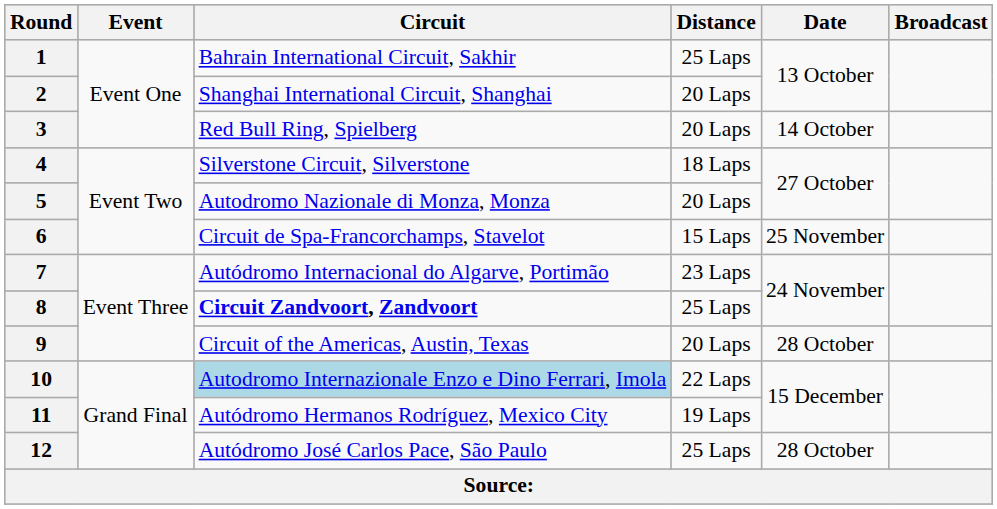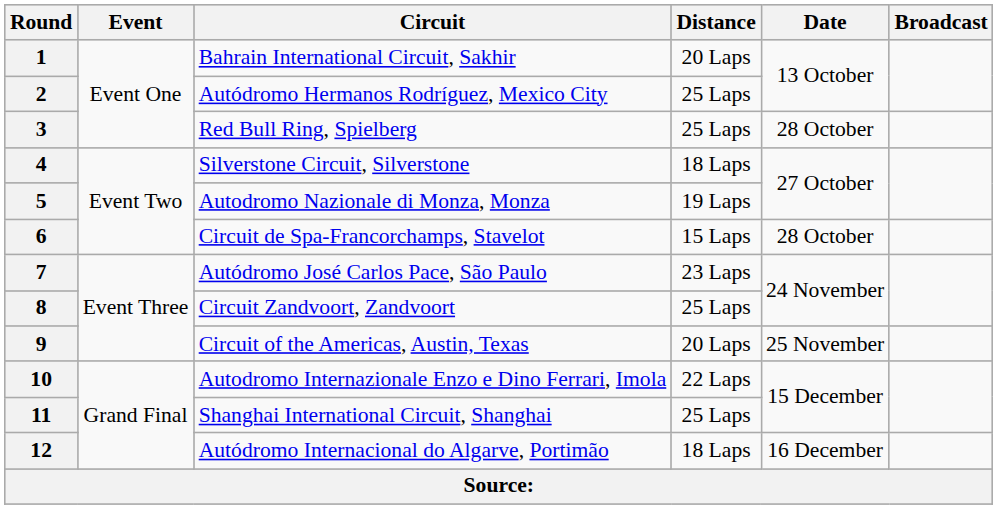(716, 57) 25 Laps -> (716, 57) 20 Laps
(375, 93) Shanghai International Circuit, Shanghai -> (403, 93) Autódromo Hermanos Rodríguez, Mexico City
(716, 93) 20 Laps -> (716, 93) 25 Laps
(716, 128) 20 Laps -> (716, 128) 25 Laps
(825, 128) 14 October -> (825, 128) 28 October
(716, 200) 20 Laps -> (716, 200) 19 Laps
(825, 235) 25 November -> (825, 235) 28 October
(404, 271) Autódromo Internacional do Algarve, Portimão -> (373, 271) Autódromo José Carlos Pace, São Paulo
(338, 307) bold -> (327, 307) normal
(825, 343) 28 October -> (825, 343) 25 November
(432, 378) lightblue background -> (432, 378) no background
(403, 414) Autódromo Hermanos Rodríguez, Mexico City -> (375, 414) Shanghai International Circuit, Shanghai
(716, 414) 19 Laps -> (716, 414) 25 Laps
(373, 450) Autódromo José Carlos Pace, São Paulo -> (404, 450) Autódromo Internacional do Algarve, Portimão
(716, 450) 25 Laps -> (716, 450) 18 Laps
(825, 450) 28 October -> (825, 450) 16 December
